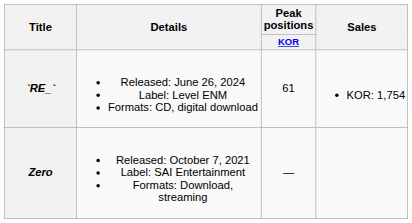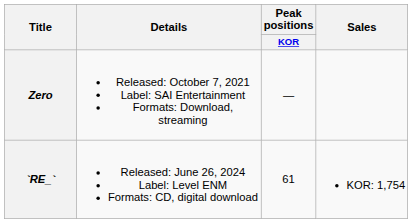rows swapped: (41, 173) <-> (41, 88)
